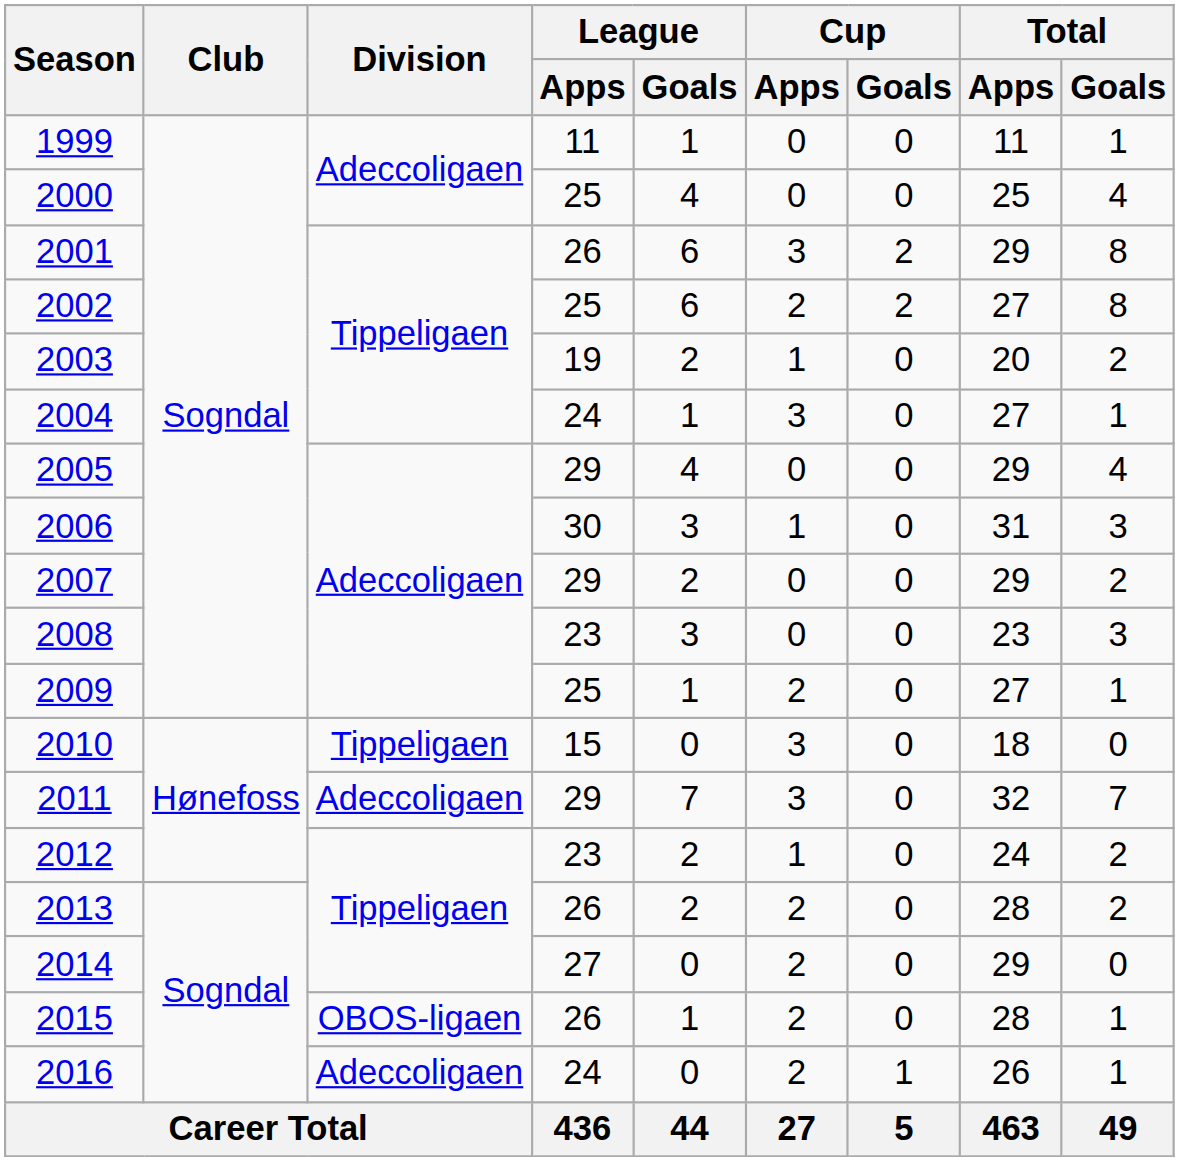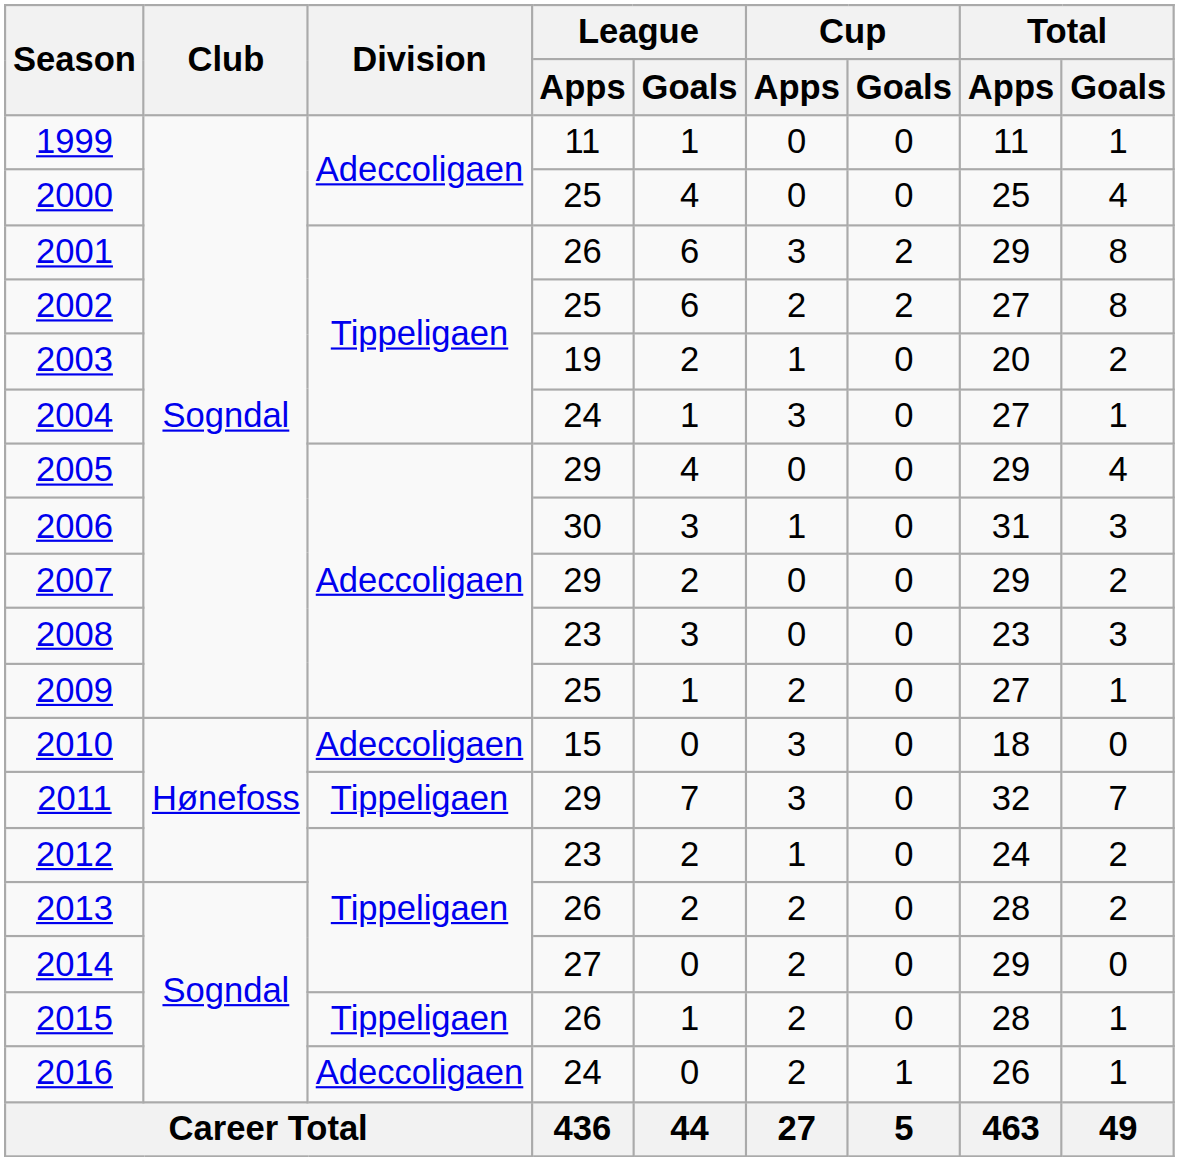(420, 744) Tippeligaen -> (420, 744) Adeccoligaen
(420, 799) Adeccoligaen -> (420, 799) Tippeligaen
(420, 1018) OBOS-ligaen -> (420, 1018) Tippeligaen
